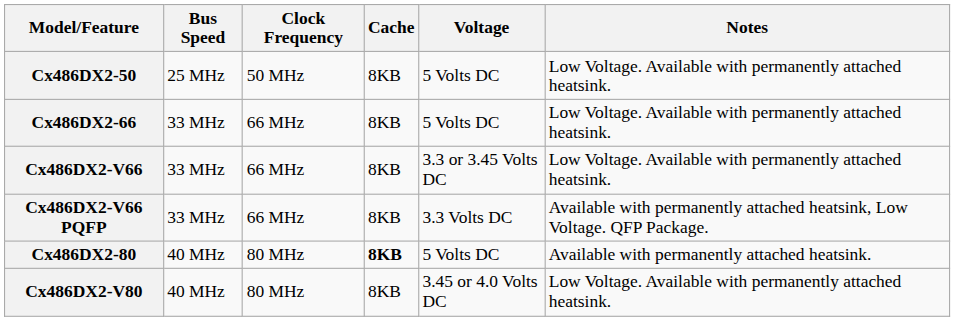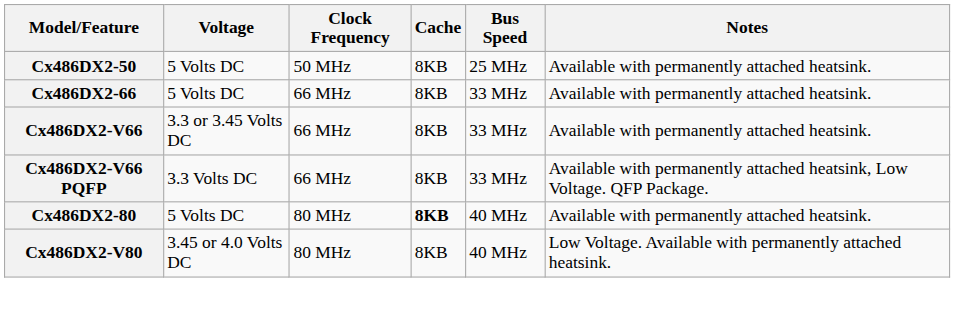columns swapped: (203, 28) <-> (482, 28)
(725, 75) Low Voltage. Available with permanently attached heatsink. -> (710, 65) Available with permanently attached heatsink.
(725, 122) Low Voltage. Available with permanently attached heatsink. -> (710, 93) Available with permanently attached heatsink.
(725, 169) Low Voltage. Available with permanently attached heatsink. -> (710, 130) Available with permanently attached heatsink.
